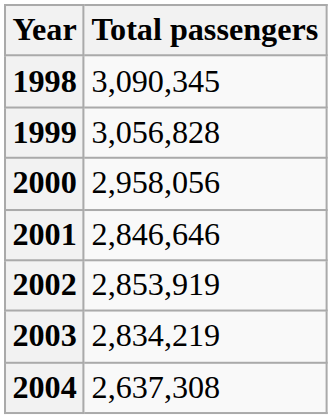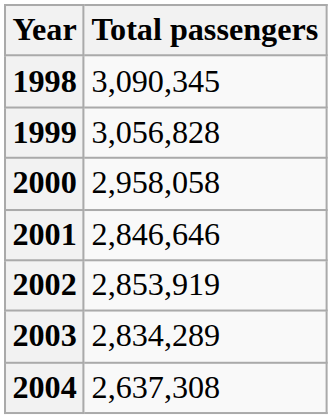(156, 183) 2,958,056 -> (156, 183) 2,958,058
(156, 336) 2,834,219 -> (156, 336) 2,834,289
